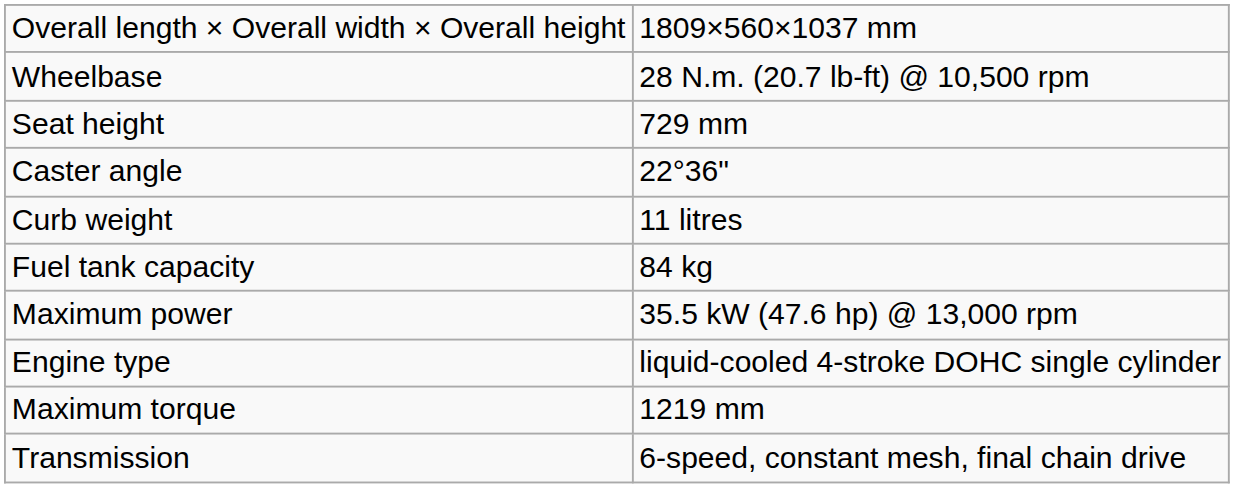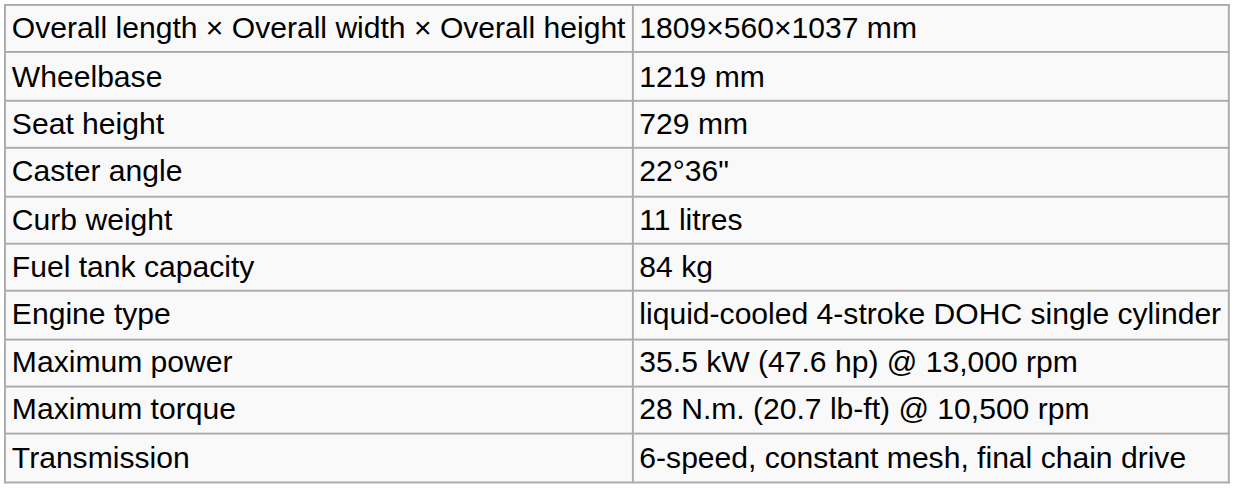(864, 76) 28 N.m. (20.7 lb-ft) @ 10,500 rpm -> (702, 76) 1219 mm
rows swapped: (91, 362) <-> (122, 314)
(702, 409) 1219 mm -> (864, 409) 28 N.m. (20.7 lb-ft) @ 10,500 rpm
